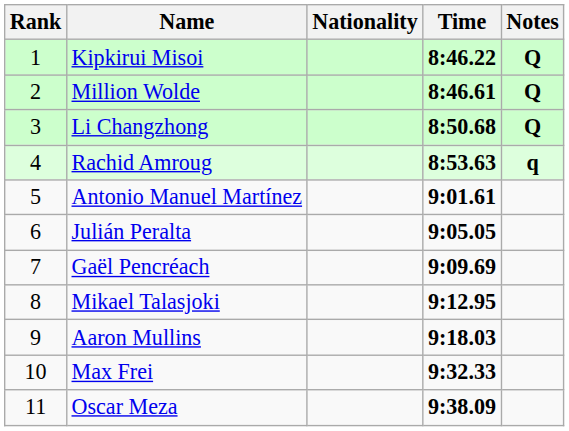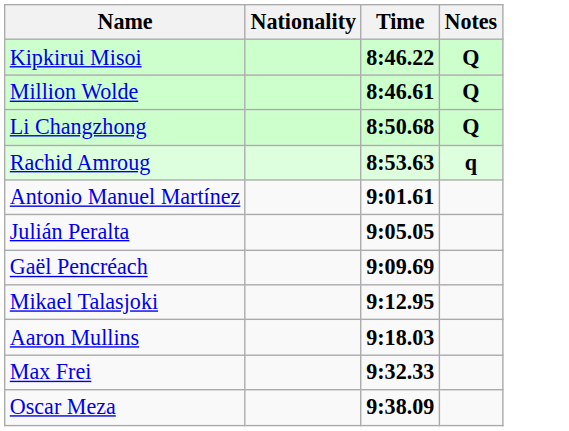- column: (36, 22)
